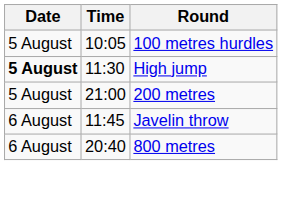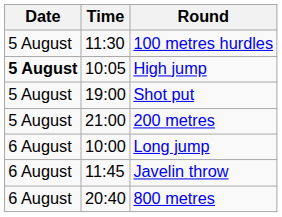(105, 43) 10:05 -> (105, 43) 11:30
(105, 69) 11:30 -> (105, 69) 10:05
+ row: (164, 95)
+ row: (171, 146)
